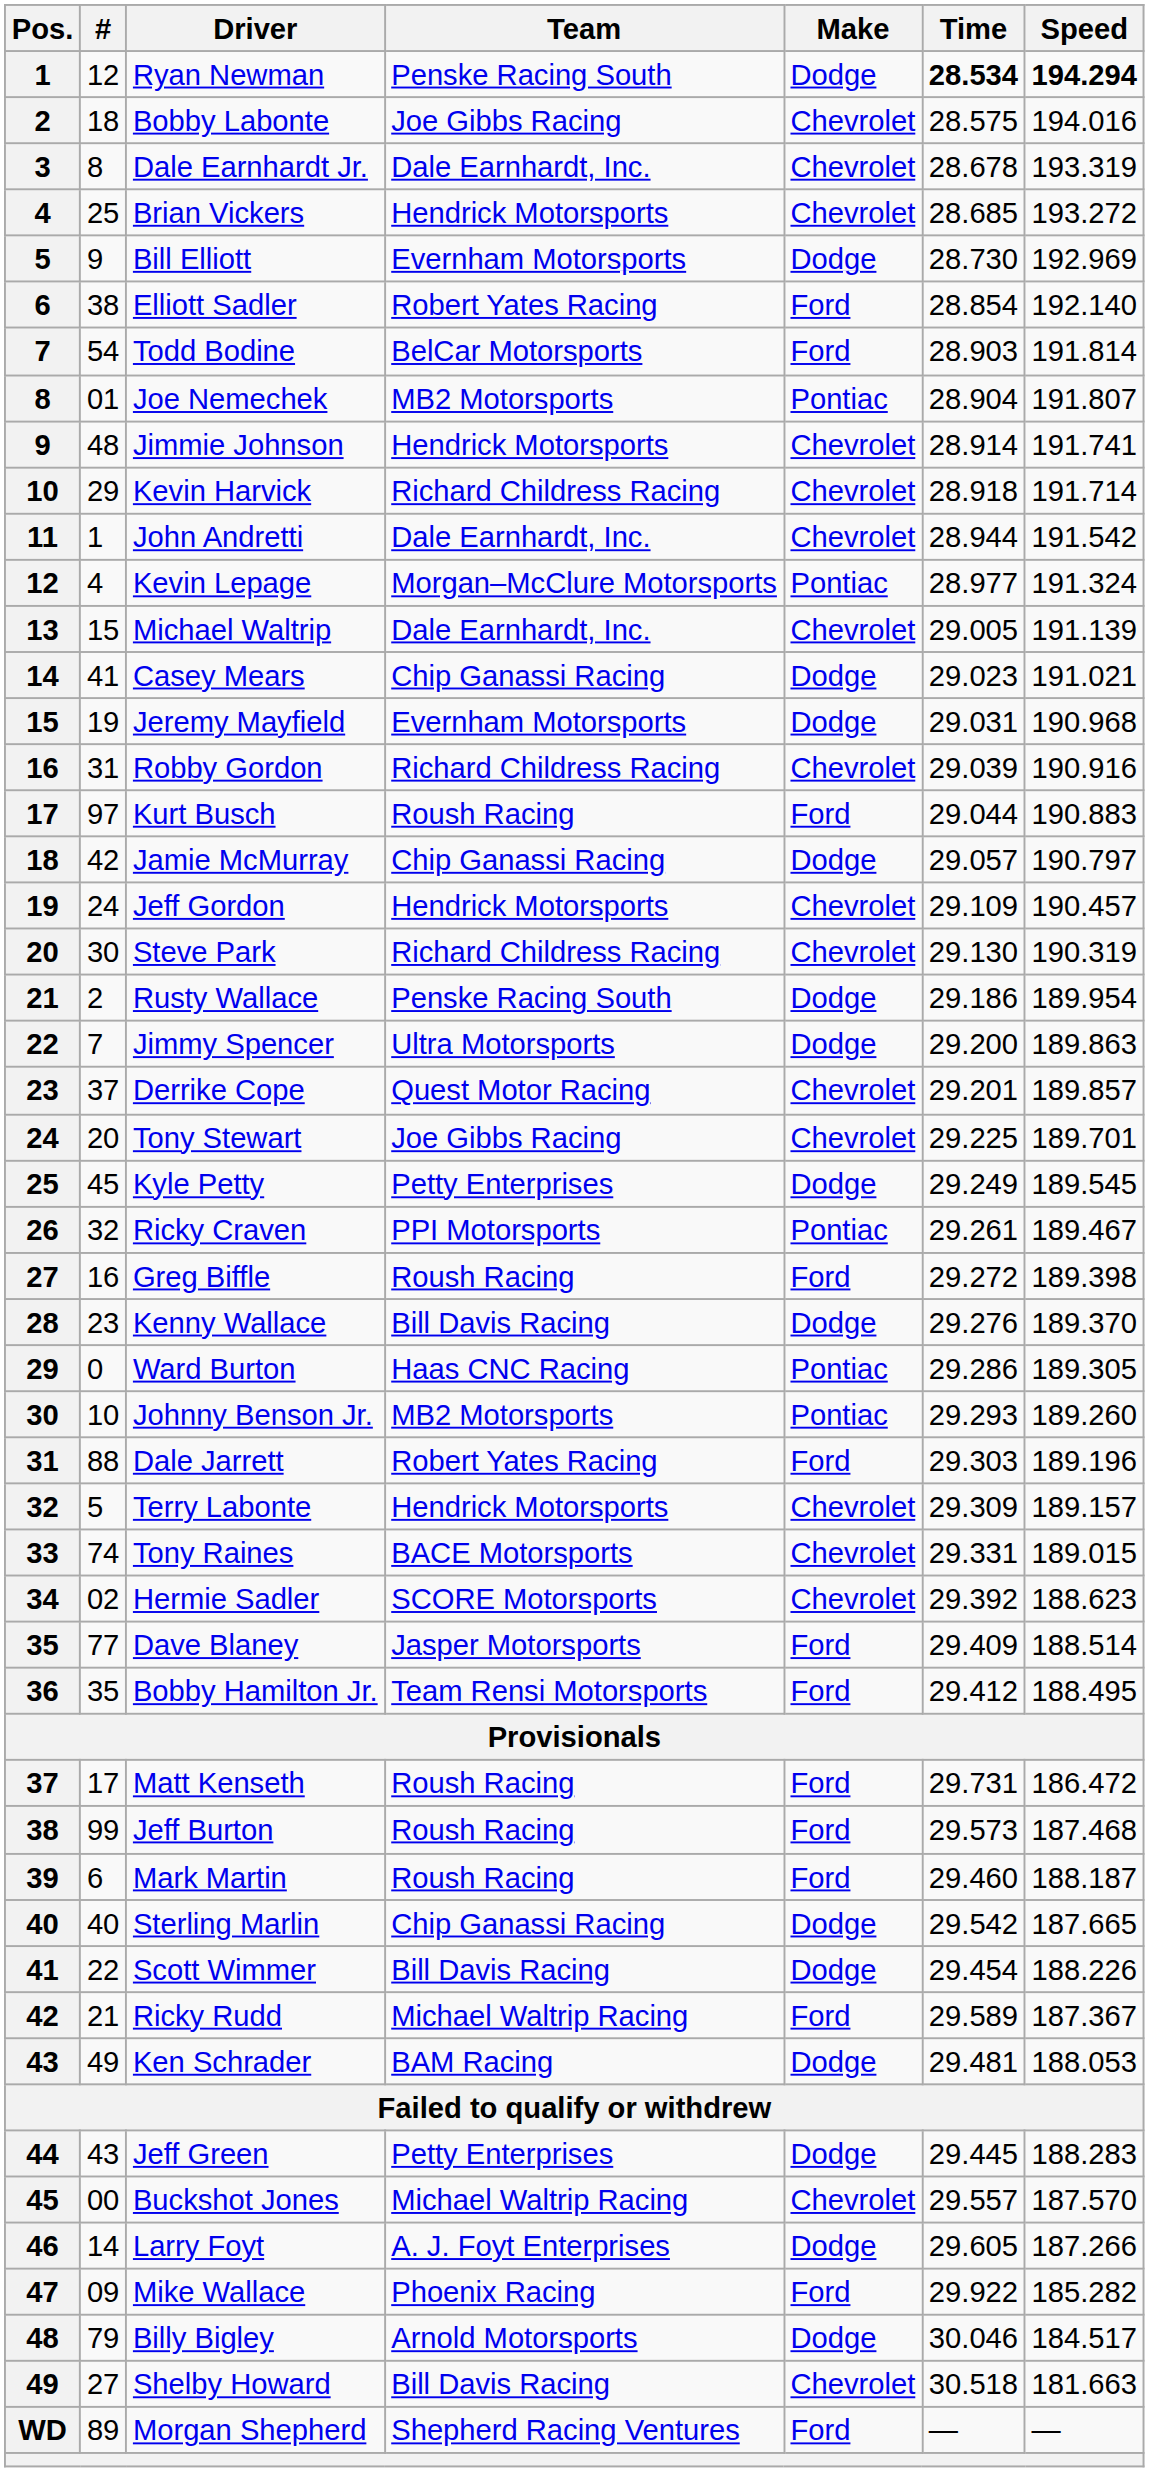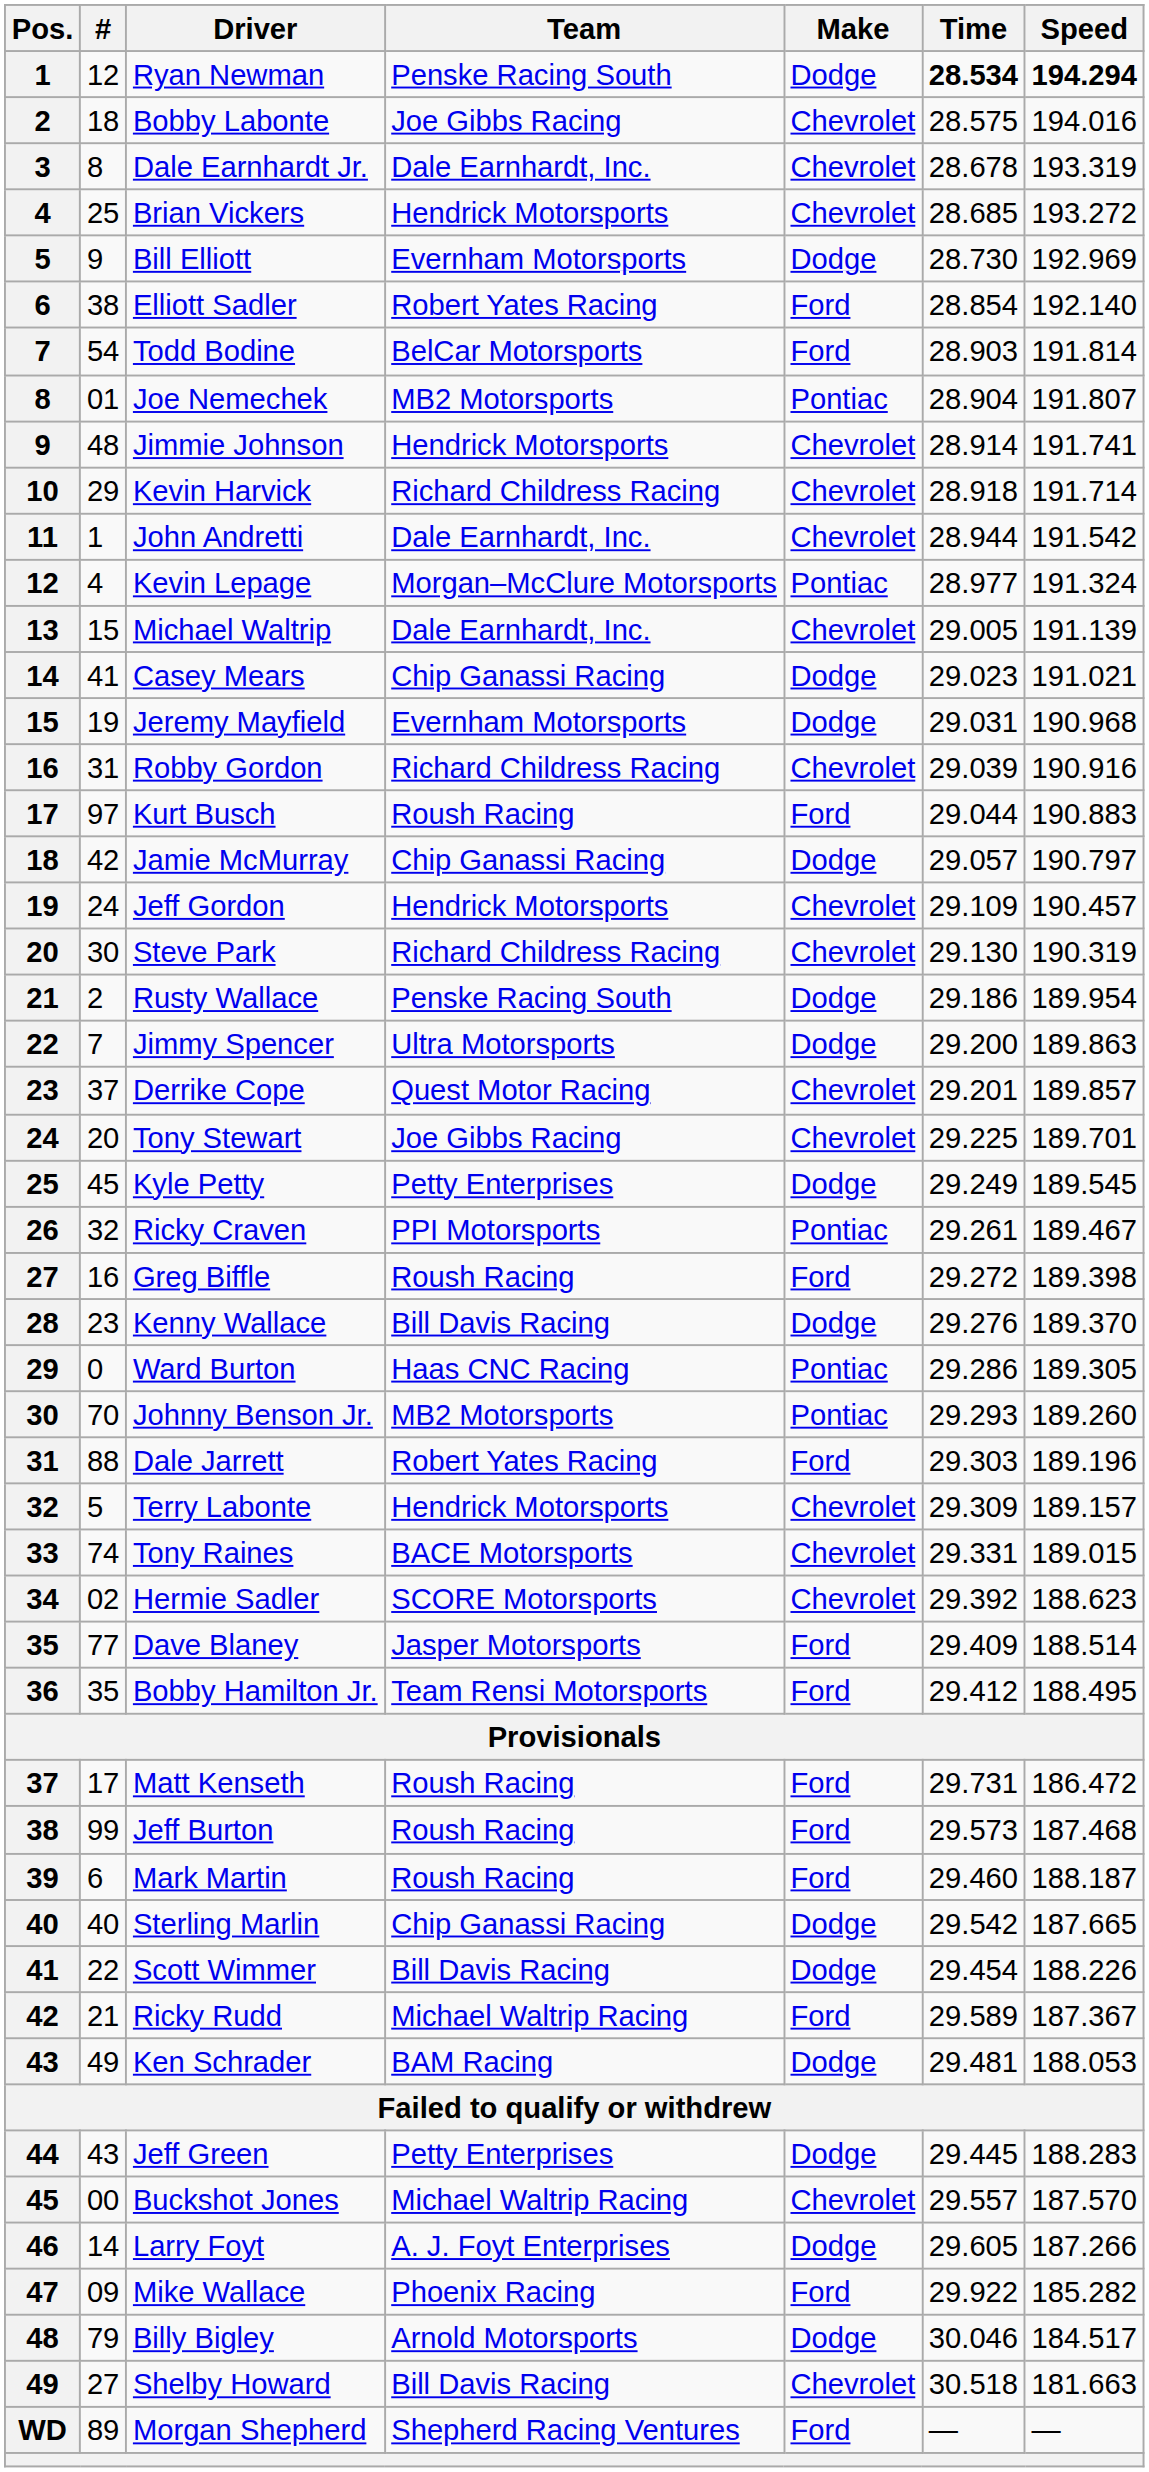(103, 1414) 10 -> (103, 1414) 70
